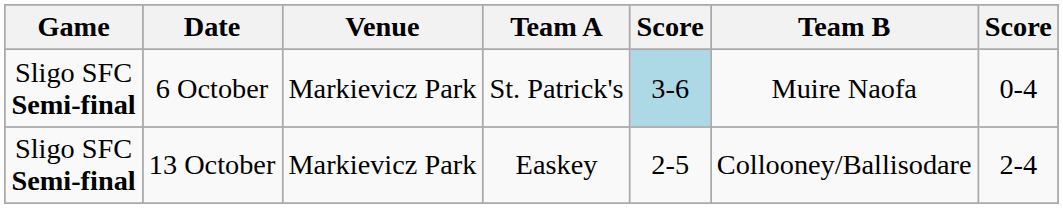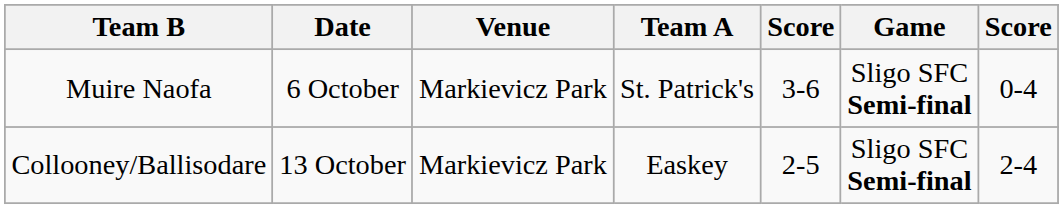columns swapped: (74, 26) <-> (844, 26)
(670, 87) lightblue background -> (801, 87) no background
